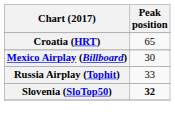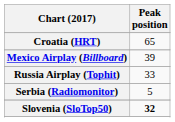(150, 58) 30 -> (150, 58) 39
+ row: (67, 91)
